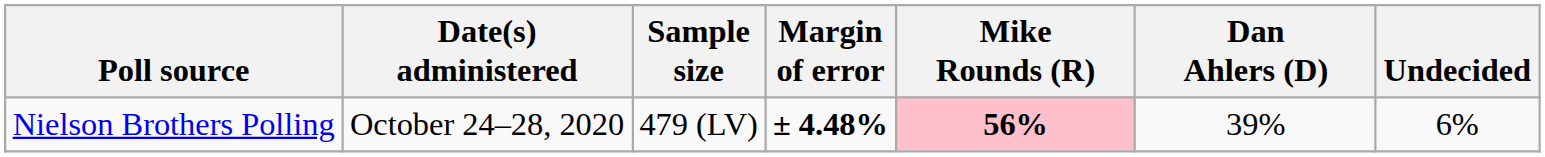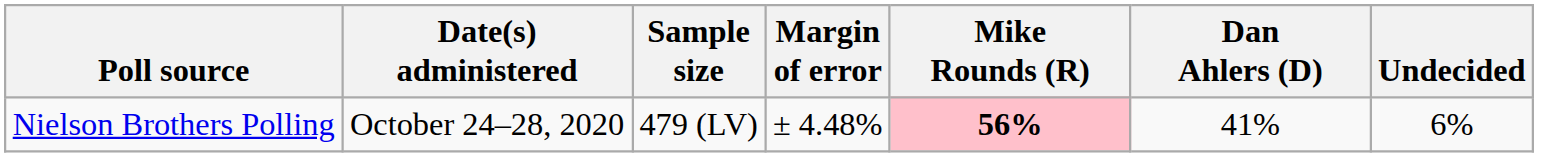(830, 123) bold -> (828, 123) normal
(1256, 123) 39% -> (1250, 123) 41%
